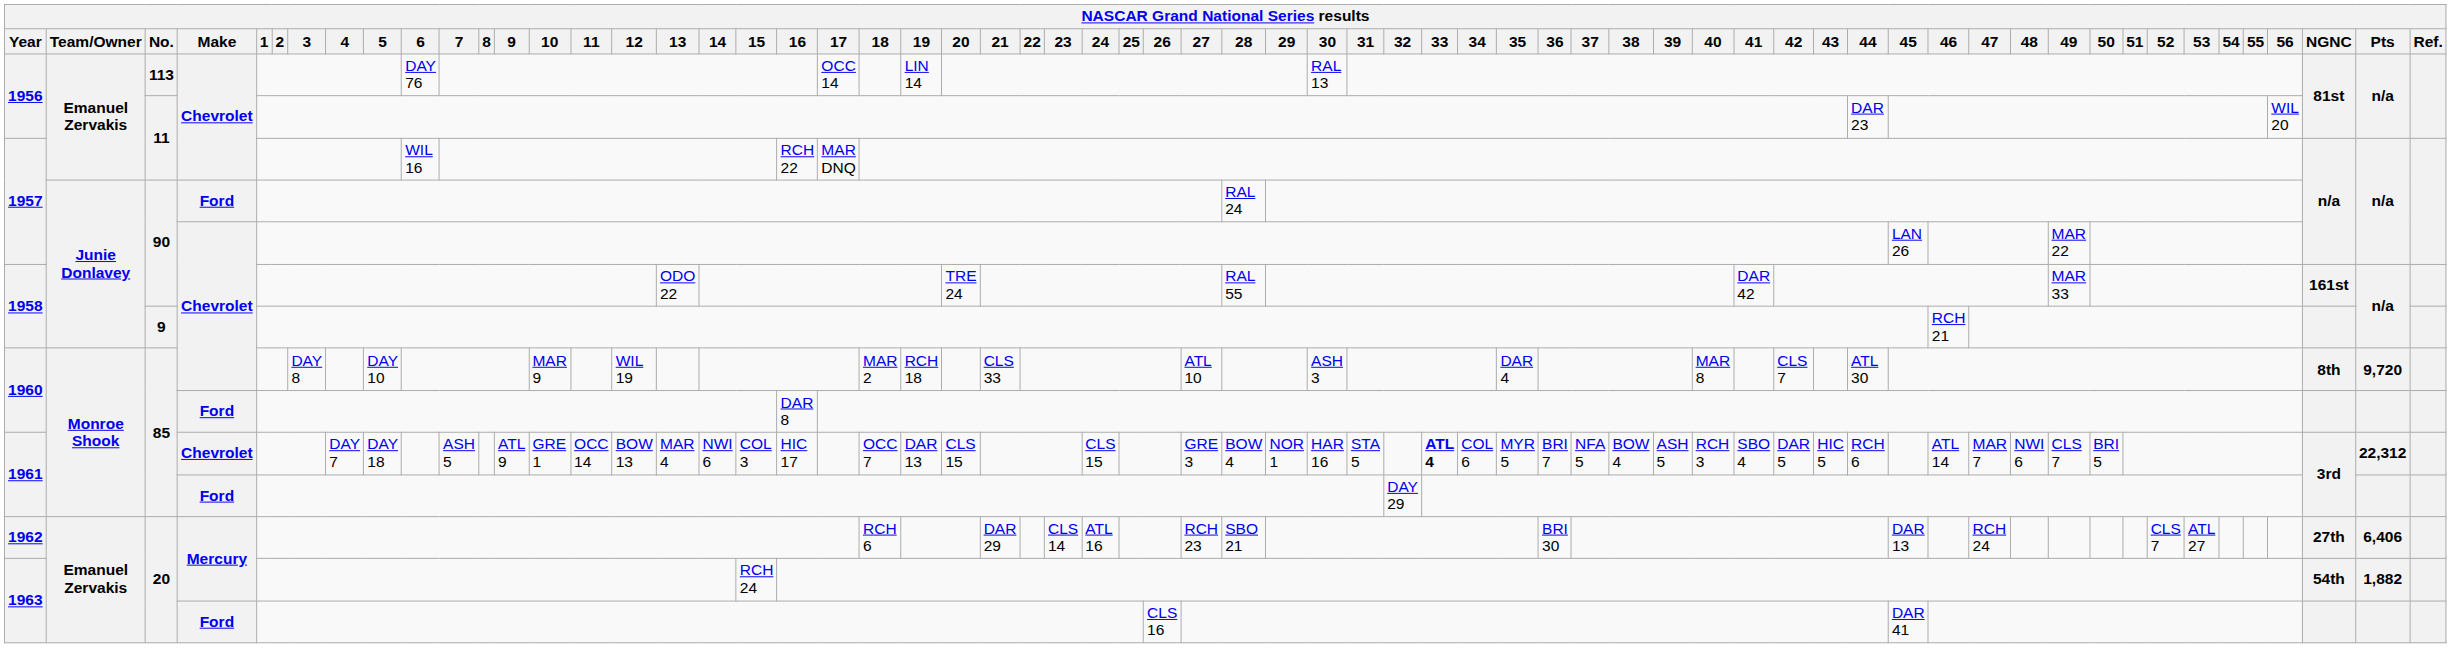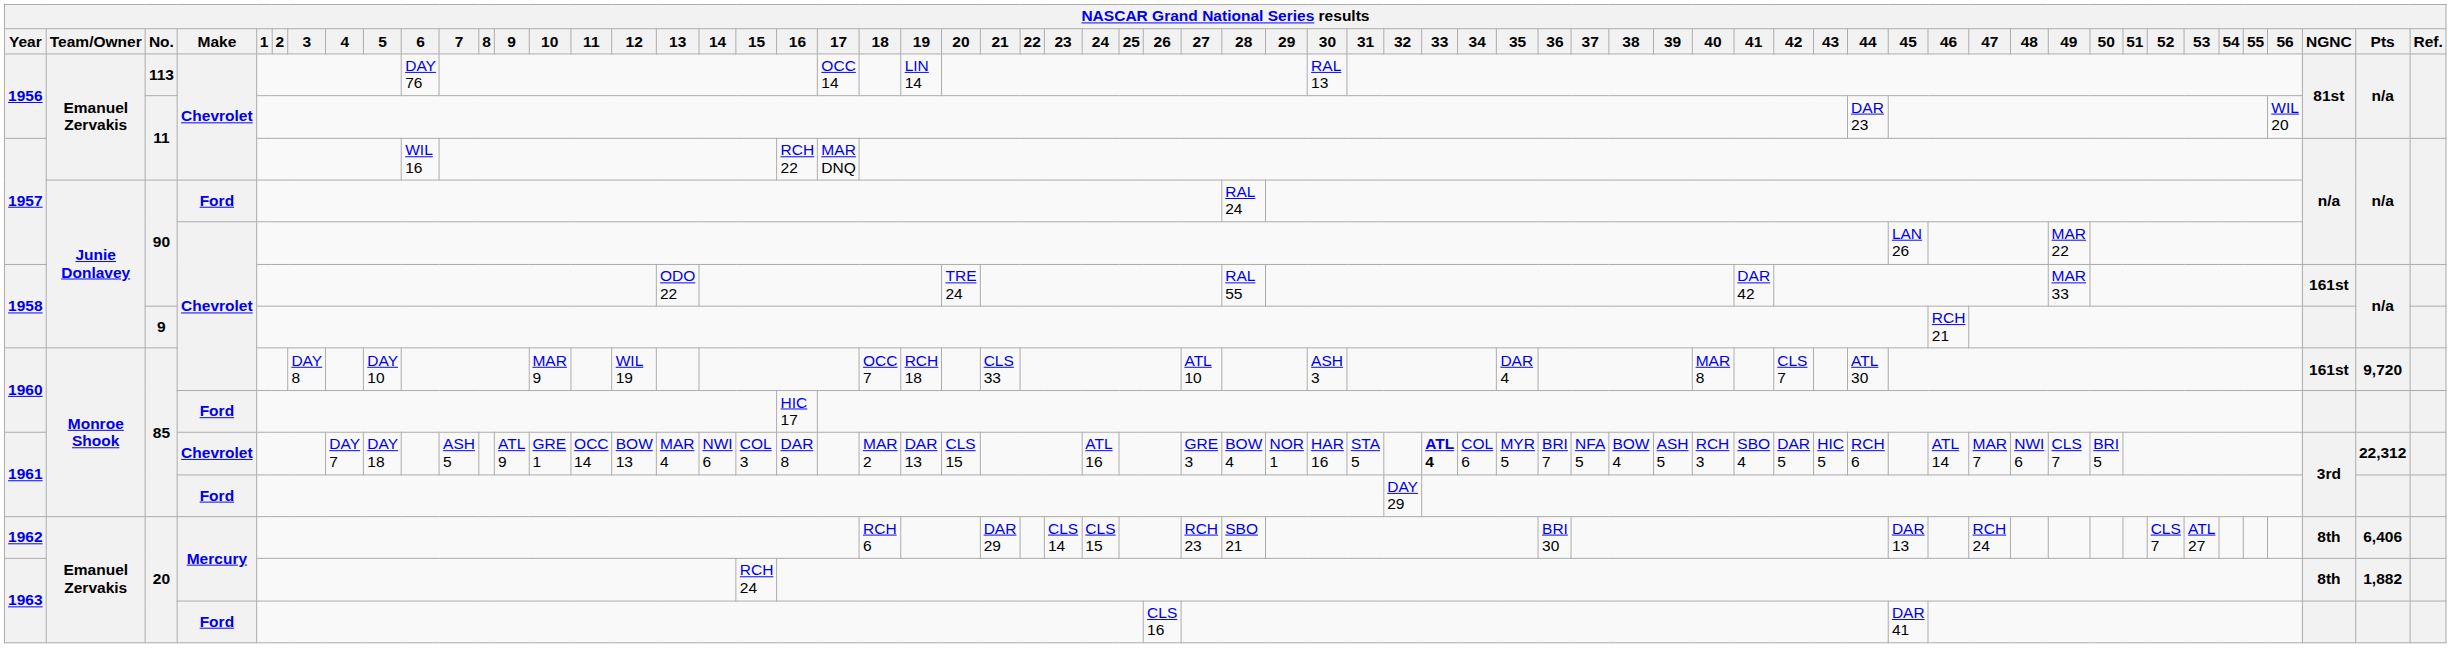(880, 369) MAR 2 -> (880, 369) OCC 7
(2329, 369) 8th -> (2329, 369) 161st
(797, 411) DAR 8 -> (794, 411) HIC 17
(794, 453) HIC 17 -> (797, 453) DAR 8
(880, 453) OCC 7 -> (880, 453) MAR 2
(1100, 453) CLS 15 -> (1099, 453) ATL 16
(1099, 537) ATL 16 -> (1100, 537) CLS 15
(2329, 537) 27th -> (2329, 537) 8th
(2329, 579) 54th -> (2329, 579) 8th
